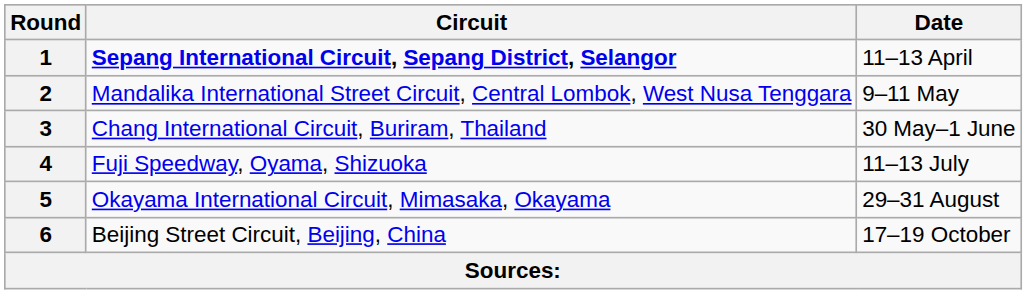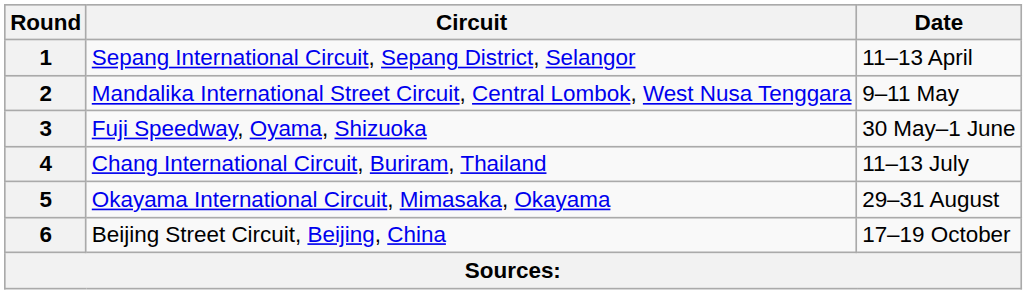(384, 57) bold -> (364, 57) normal
(319, 128) Chang International Circuit, Buriram, Thailand -> (259, 128) Fuji Speedway, Oyama, Shizuoka
(259, 164) Fuji Speedway, Oyama, Shizuoka -> (319, 164) Chang International Circuit, Buriram, Thailand
